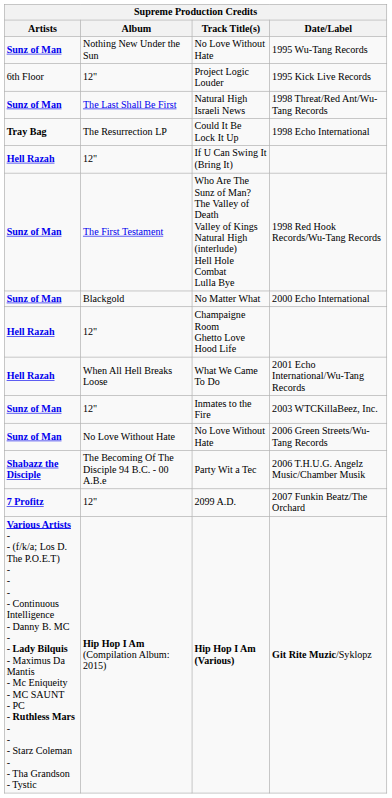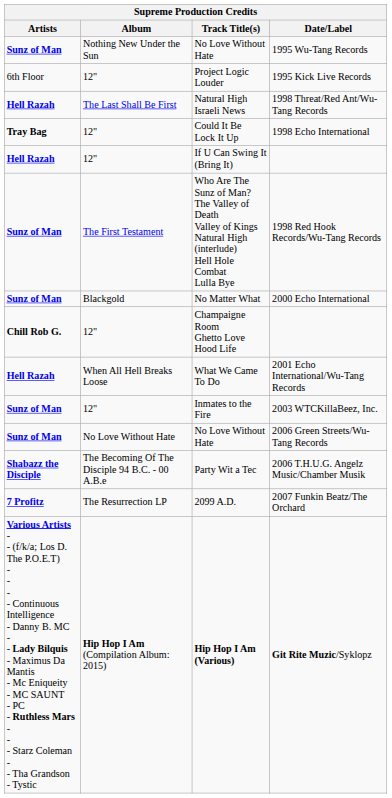(34, 104) Sunz of Man -> (31, 104) Hell Razah
(125, 132) The Resurrection LP -> (90, 132) 12"
(31, 332) Hell Razah -> (34, 332) Chill Rob G.
(90, 502) 12" -> (125, 502) The Resurrection LP
